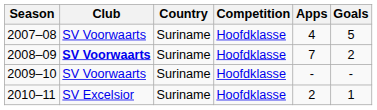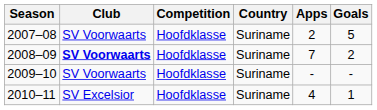columns swapped: (184, 14) <-> (253, 14)
(312, 34) 4 -> (312, 34) 2
(312, 94) 2 -> (312, 94) 4
